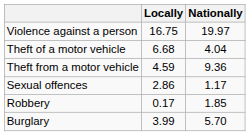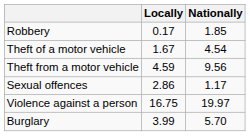rows swapped: (28, 103) <-> (72, 31)
(164, 49) 6.68 -> (164, 49) 1.67
(215, 49) 4.04 -> (215, 49) 4.54
(215, 67) 9.36 -> (215, 67) 9.56
